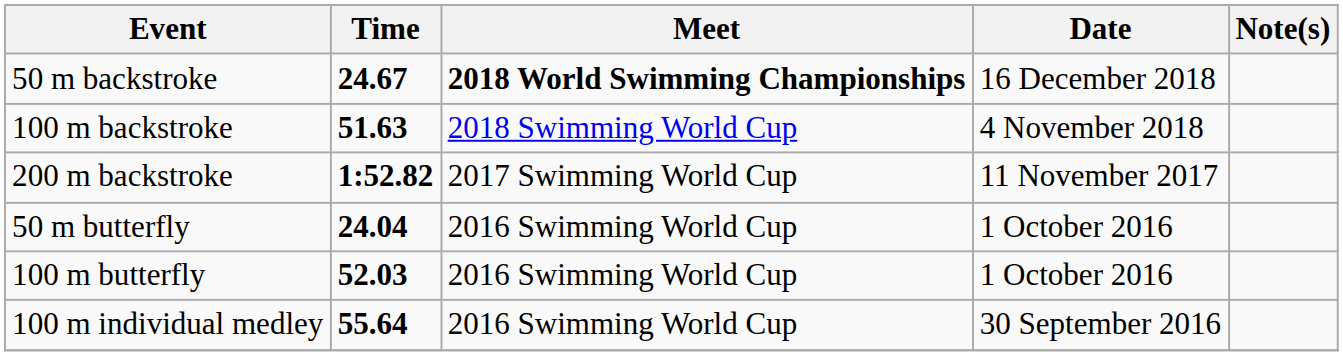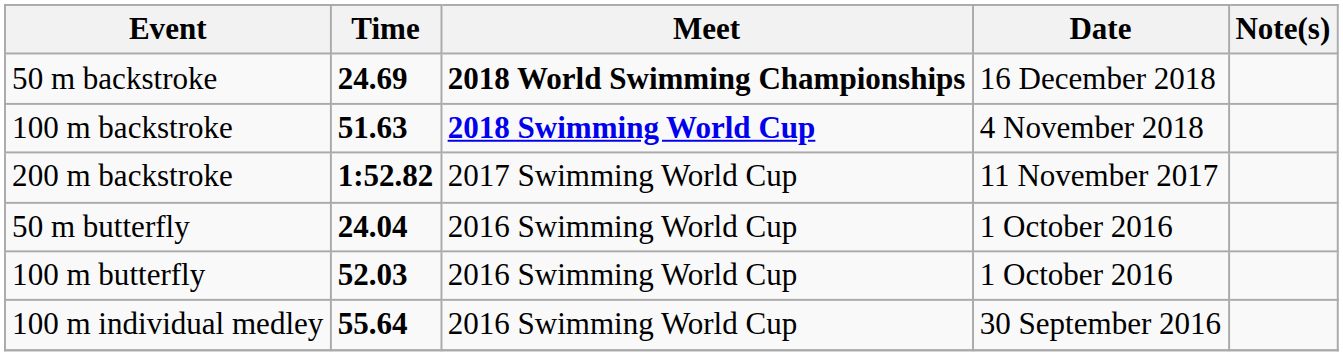(373, 78) 24.67 -> (373, 78) 24.69
(622, 127) normal -> (631, 127) bold
